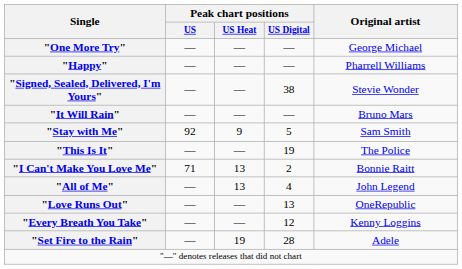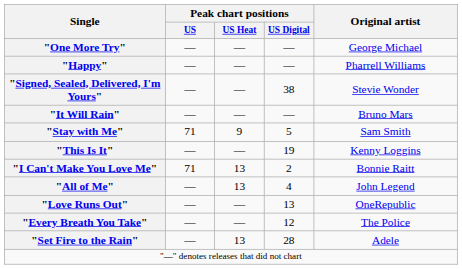(190, 132) 92 -> (190, 132) 71
(385, 150) The Police -> (385, 150) Kenny Loggins
(385, 222) Kenny Loggins -> (385, 222) The Police
(239, 240) 19 -> (239, 240) 13
